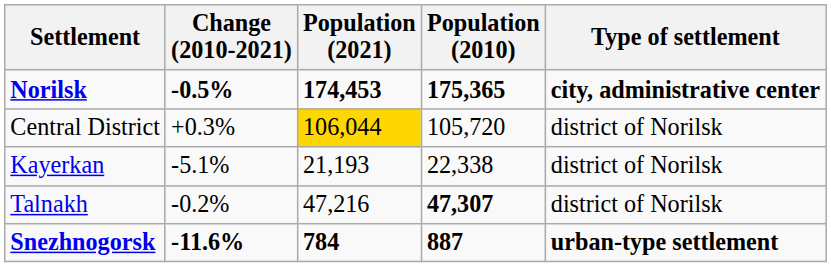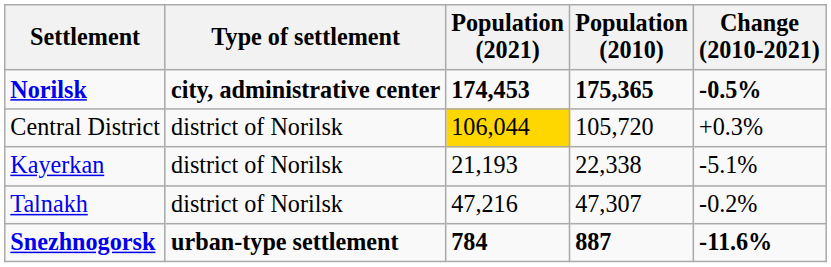columns swapped: (685, 37) <-> (231, 37)
(460, 204) bold -> (608, 204) normal
